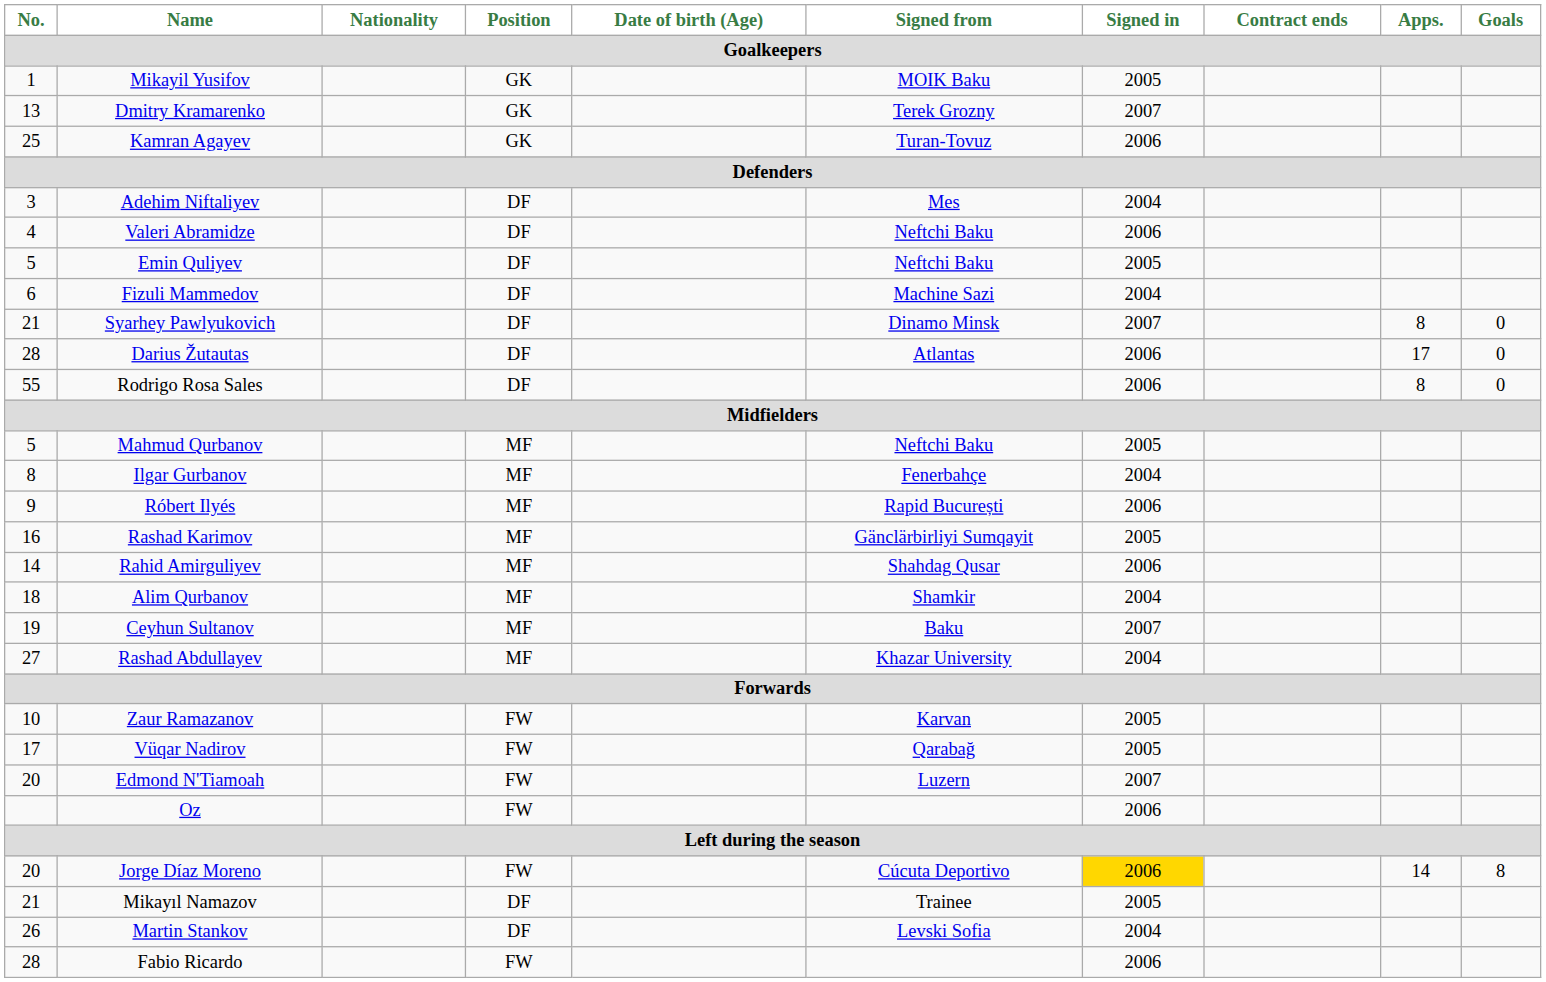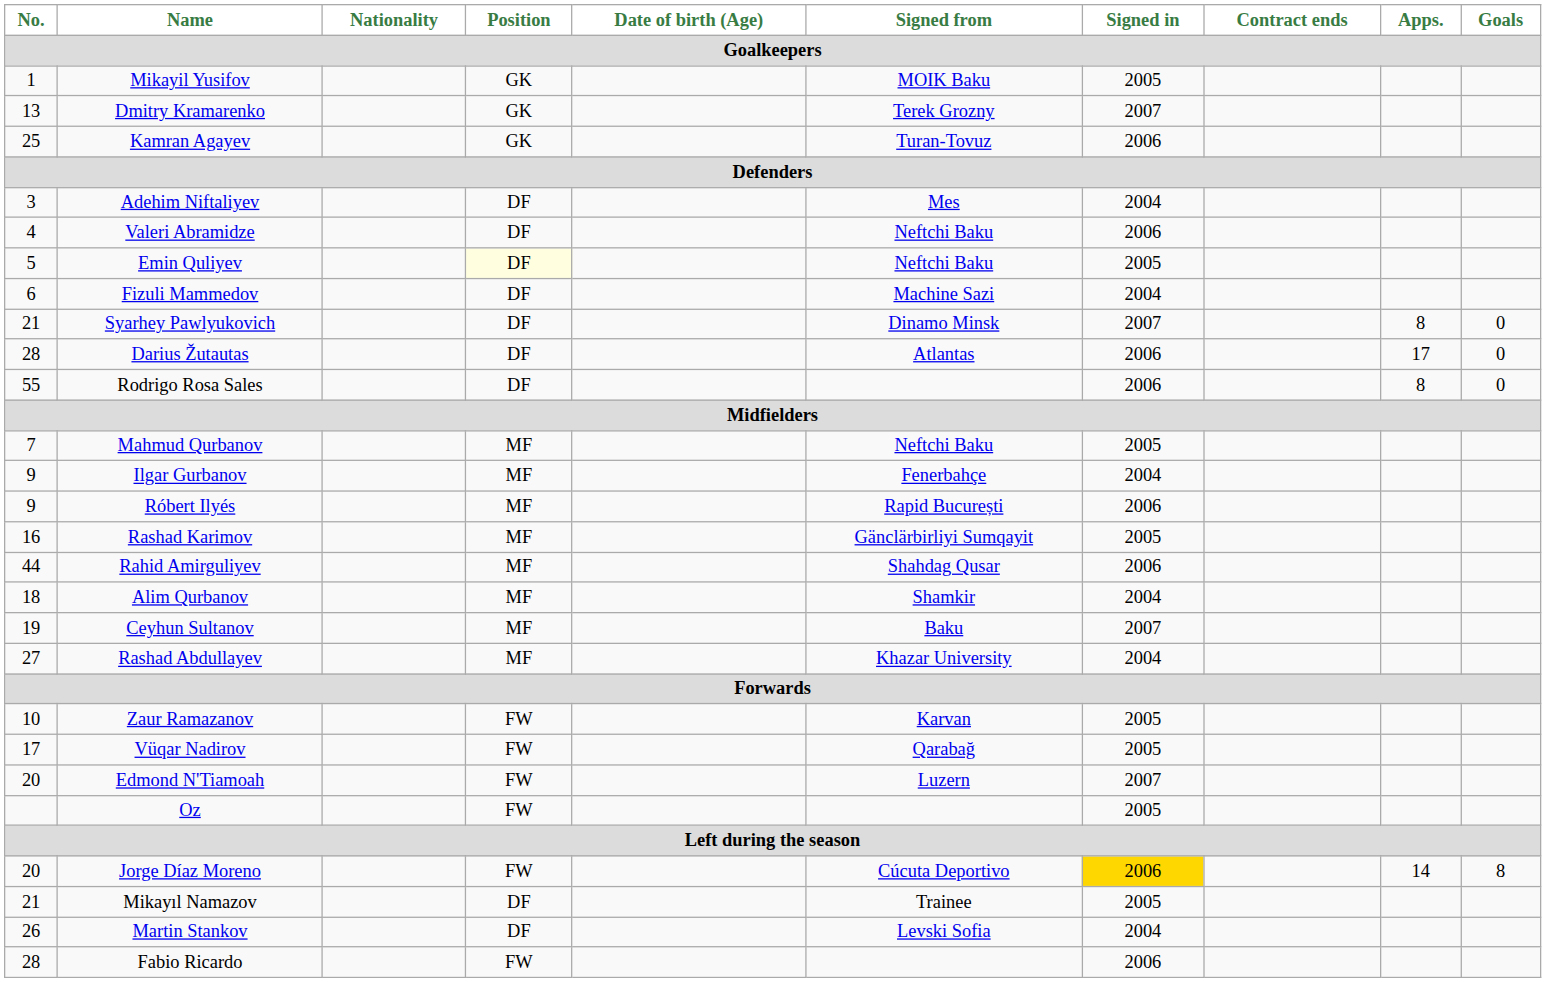(519, 263) no background -> (519, 263) lightyellow background
(31, 445) 5 -> (31, 445) 7
(31, 476) 8 -> (31, 476) 9
(31, 567) 14 -> (31, 567) 44
(1143, 810) 2006 -> (1143, 810) 2005
